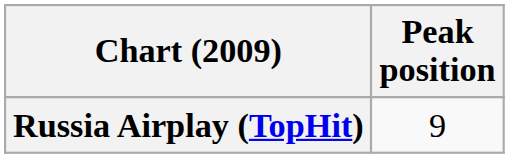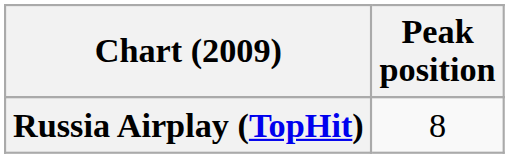(438, 124) 9 -> (438, 124) 8
